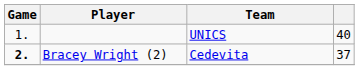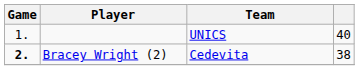(344, 54) 37 -> (344, 54) 38
